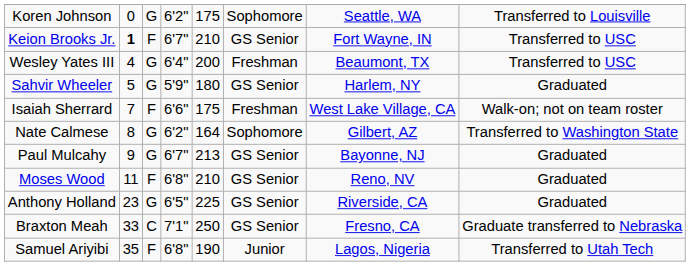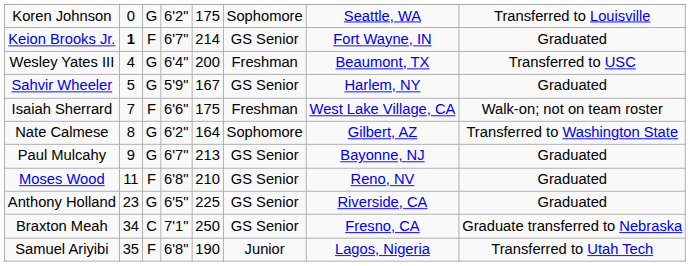(208, 39) 210 -> (208, 39) 214
(572, 39) Transferred to USC -> (572, 39) Graduated
(208, 86) 180 -> (208, 86) 167
(131, 226) 33 -> (131, 226) 34
